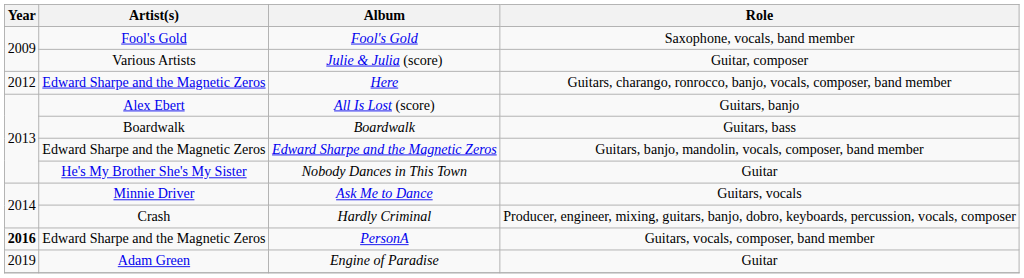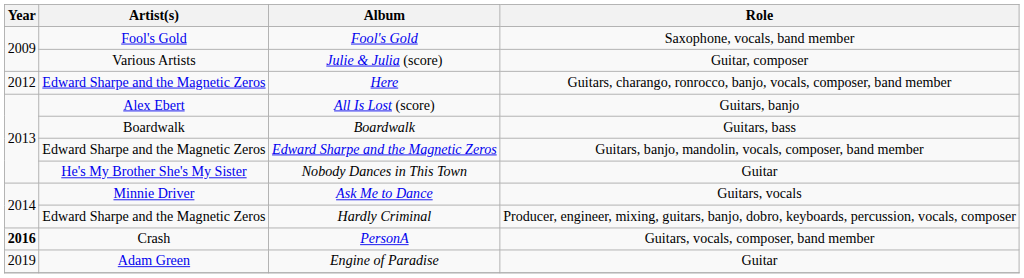(154, 216) Crash -> (154, 216) Edward Sharpe and the Magnetic Zeros
(154, 238) Edward Sharpe and the Magnetic Zeros -> (154, 238) Crash
